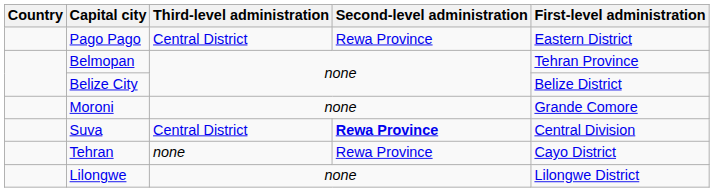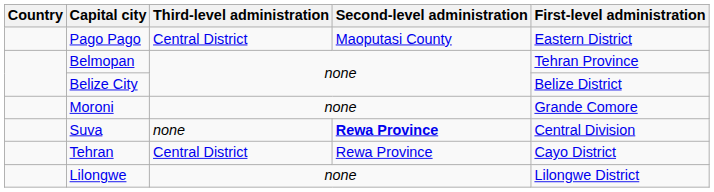(384, 38) Rewa Province -> (394, 38) Maoputasi County
(200, 130) Central District -> (169, 130) none
(169, 152) none -> (200, 152) Central District
